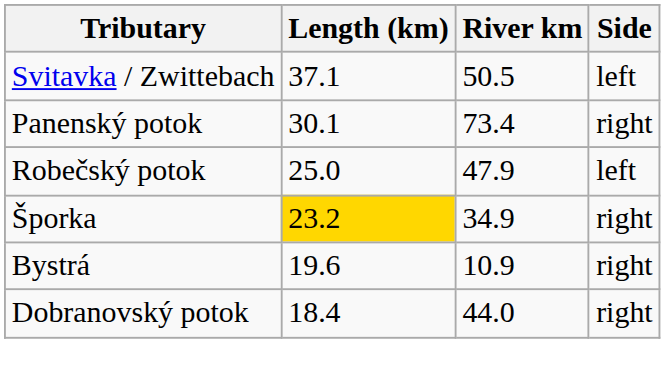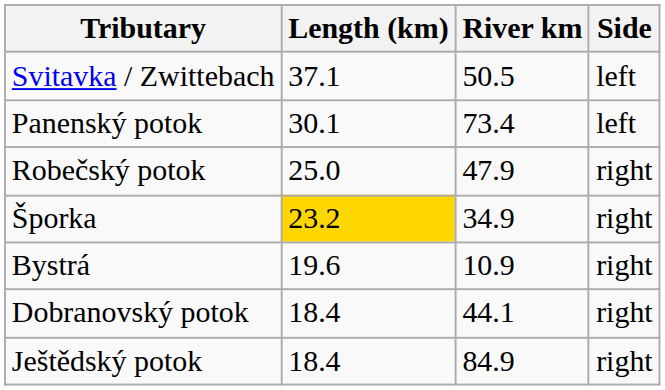(624, 123) right -> (616, 123) left
(616, 170) left -> (624, 170) right
(489, 312) 44.0 -> (489, 312) 44.1
+ row: (107, 360)
